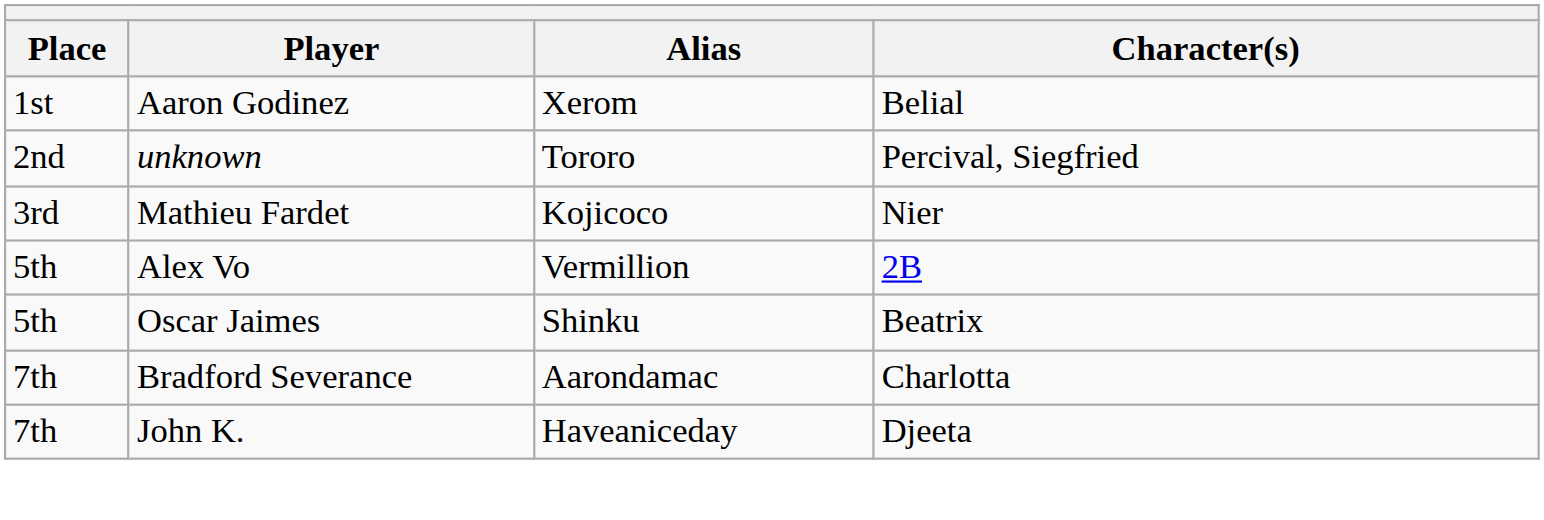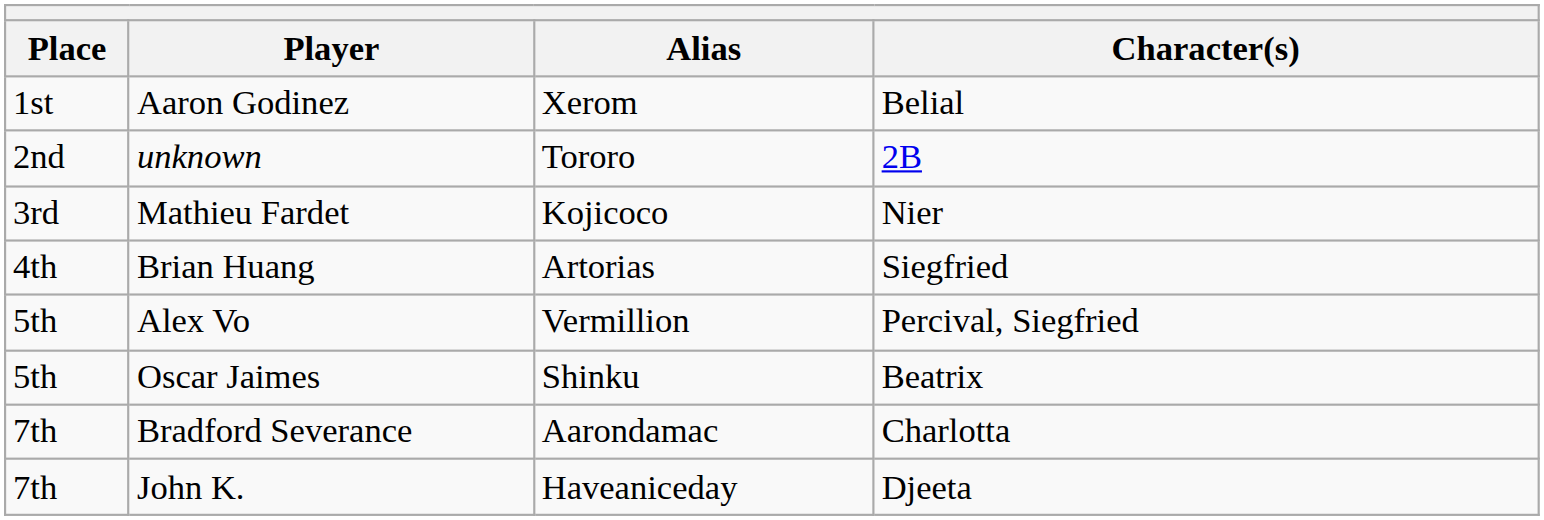(1010, 157) Percival, Siegfried -> (902, 157) 2B
+ row: (226, 267)
(902, 267) 2B -> (1010, 321) Percival, Siegfried
